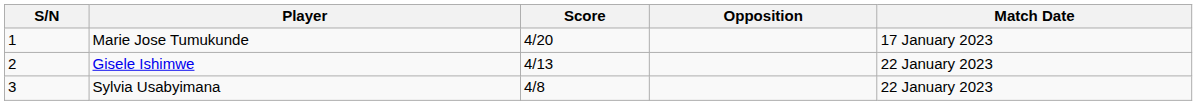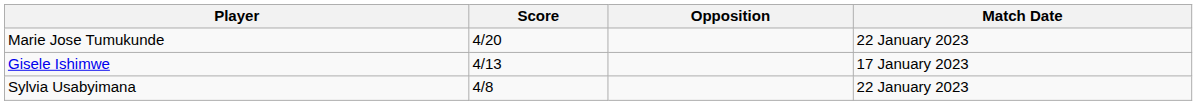- column: (47, 16)
(937, 40) 17 January 2023 -> (913, 40) 22 January 2023
(937, 64) 22 January 2023 -> (913, 64) 17 January 2023
